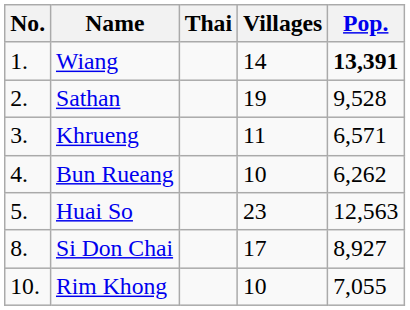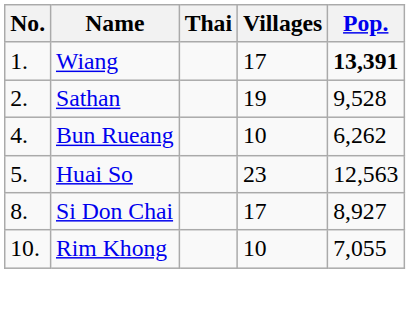(255, 60) 14 -> (255, 60) 17
- row: (97, 135)
